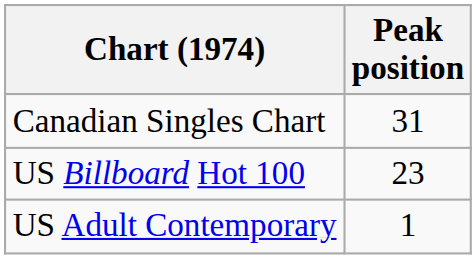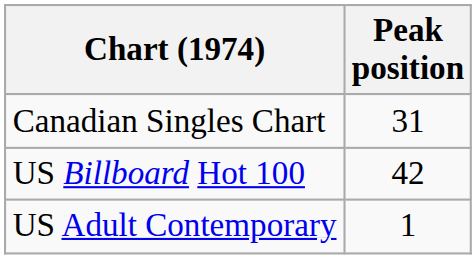(408, 173) 23 -> (408, 173) 42
